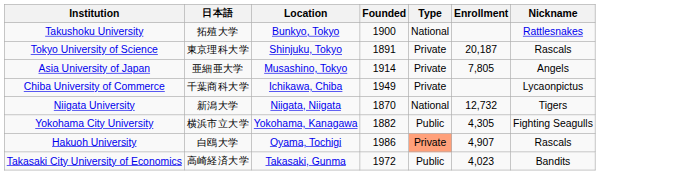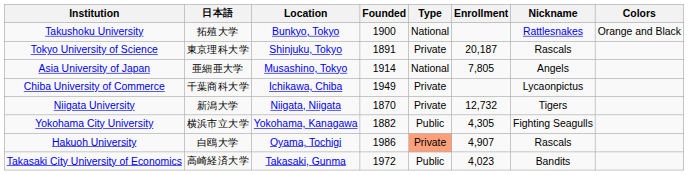+ column: (639, 13)
(430, 69) Private -> (430, 69) National
(430, 105) National -> (430, 105) Private
